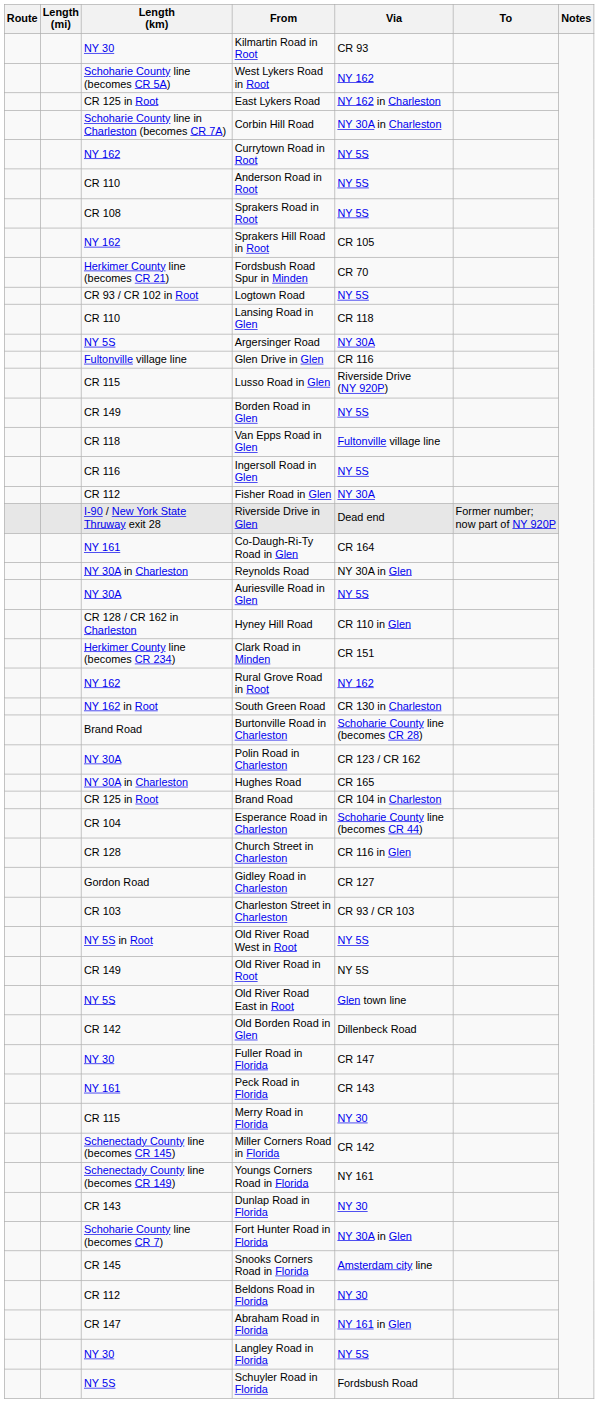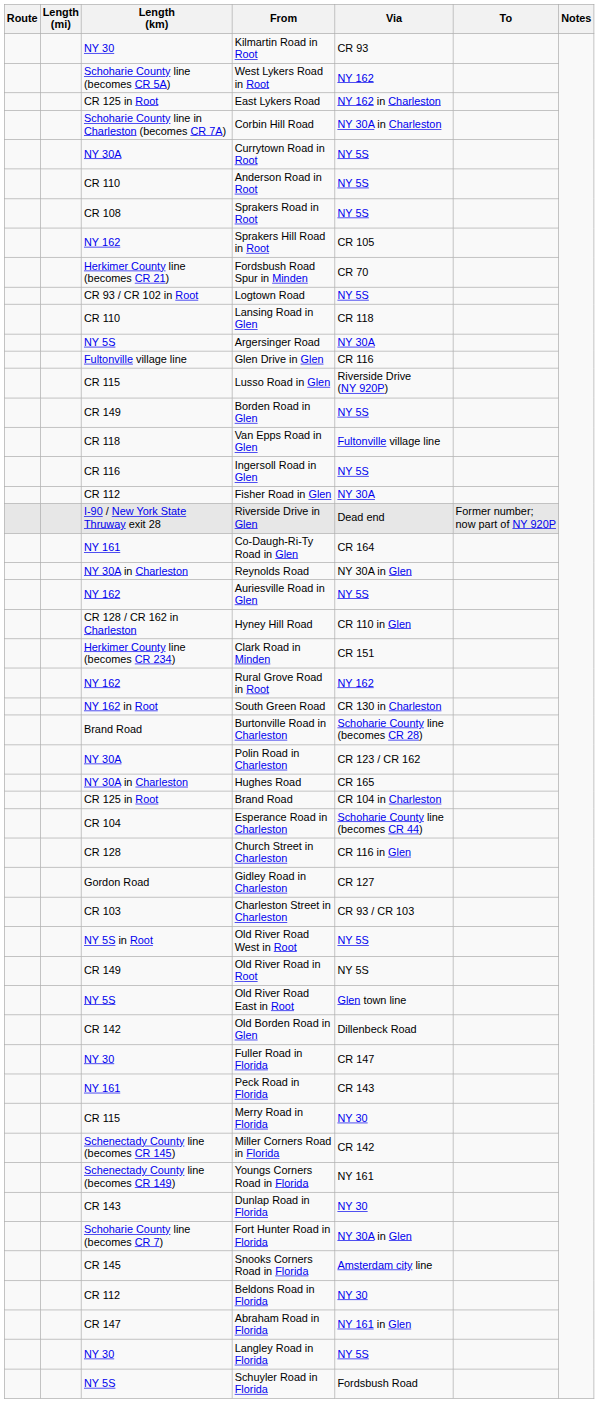(102, 154) NY 162 -> (103, 154) NY 30A
(103, 594) NY 30A -> (102, 594) NY 162
